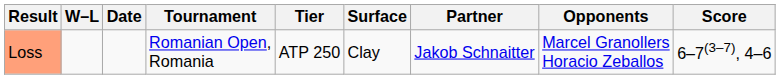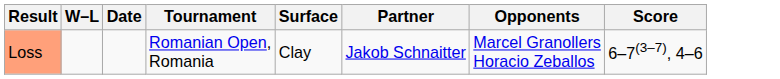- column: (309, 17)
